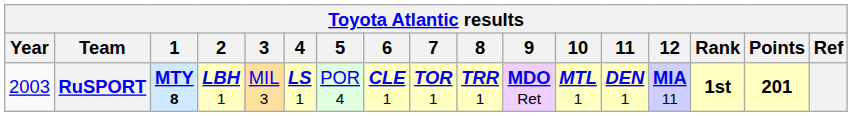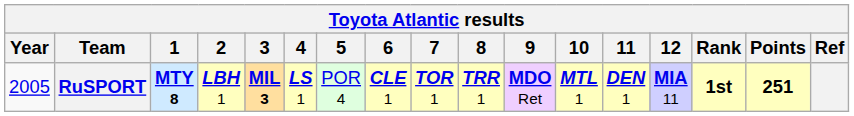(29, 87) 2003 -> (29, 87) 2005
(264, 86) normal -> (265, 87) bold
(777, 87) 201 -> (778, 87) 251
